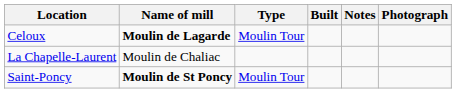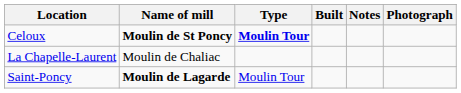(176, 35) Moulin de Lagarde -> (177, 35) Moulin de St Poncy
(271, 35) normal -> (274, 35) bold
(177, 77) Moulin de St Poncy -> (176, 77) Moulin de Lagarde
